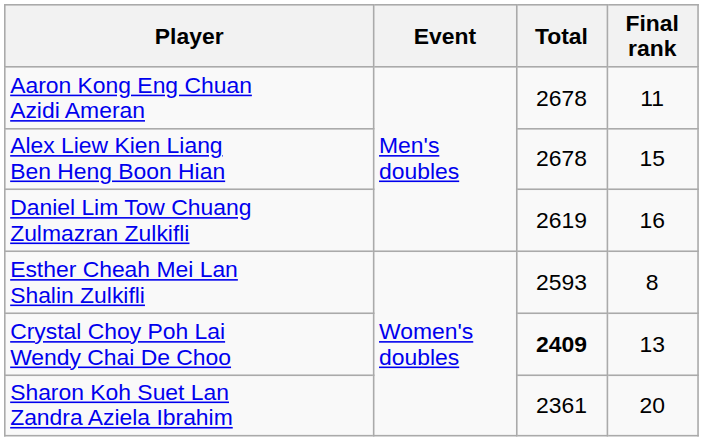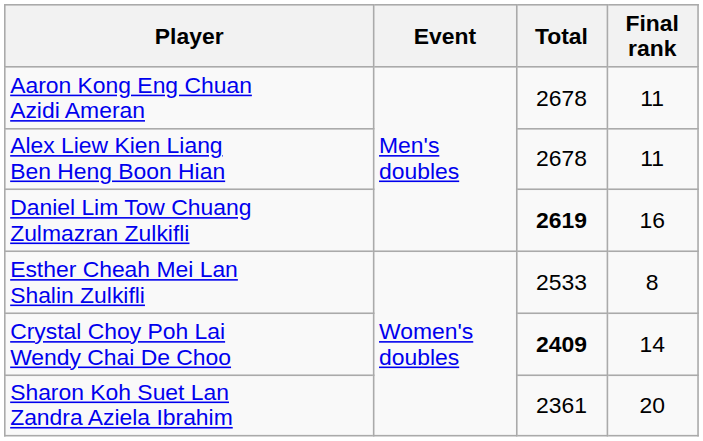(652, 159) 15 -> (652, 159) 11
(561, 221) normal -> (561, 221) bold
(561, 282) 2593 -> (561, 282) 2533
(652, 344) 13 -> (652, 344) 14
